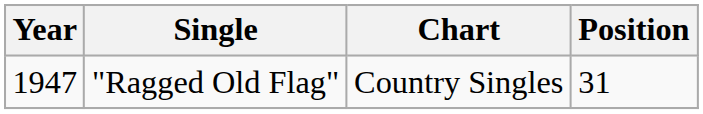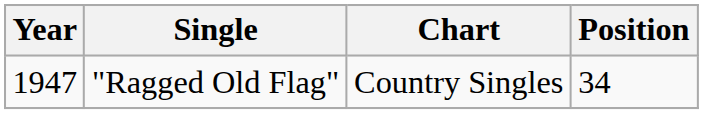(594, 81) 31 -> (594, 81) 34
